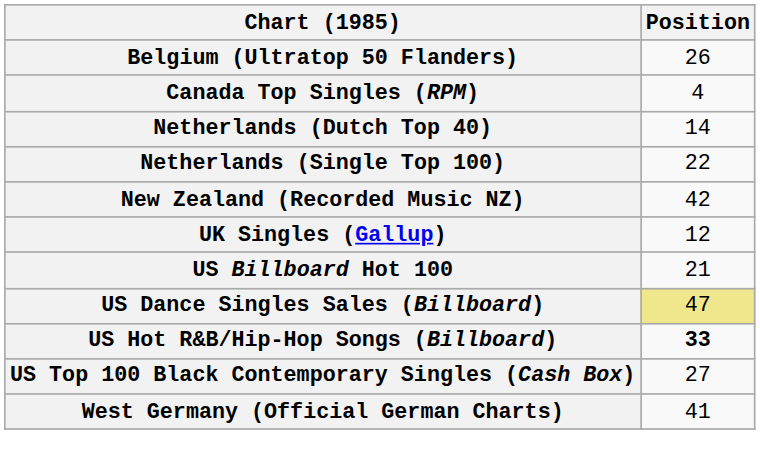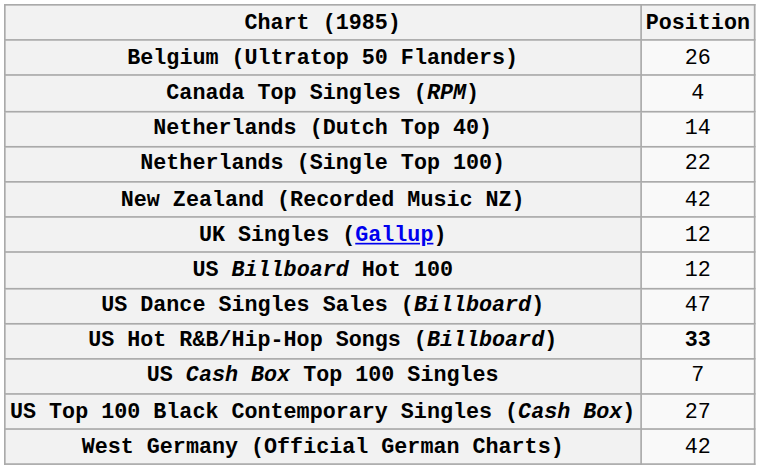(698, 270) 21 -> (698, 270) 12
(698, 306) khaki background -> (698, 306) no background
+ row: (323, 376)
(698, 412) 41 -> (698, 447) 42
